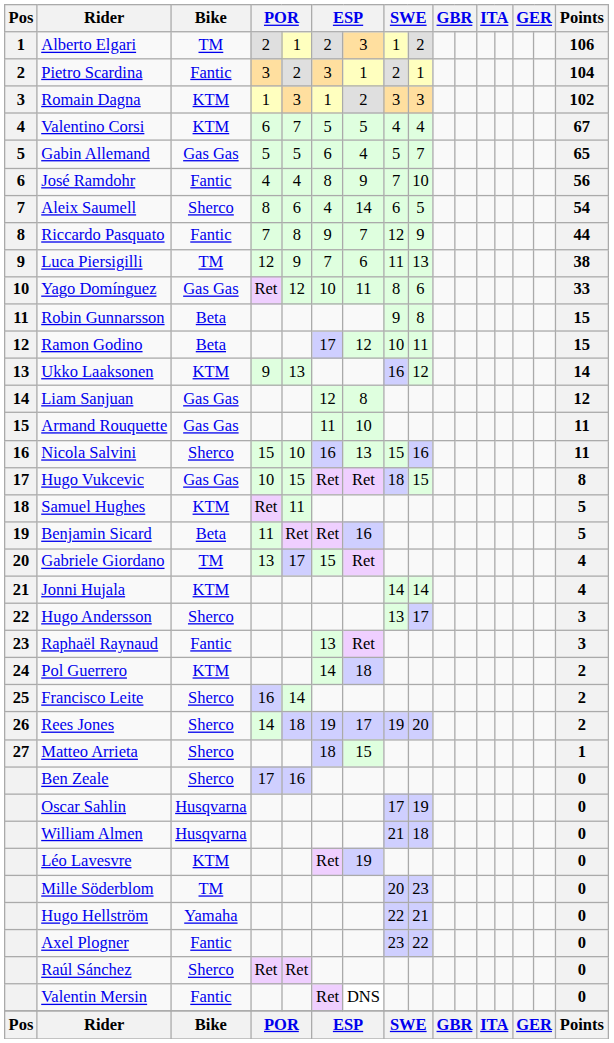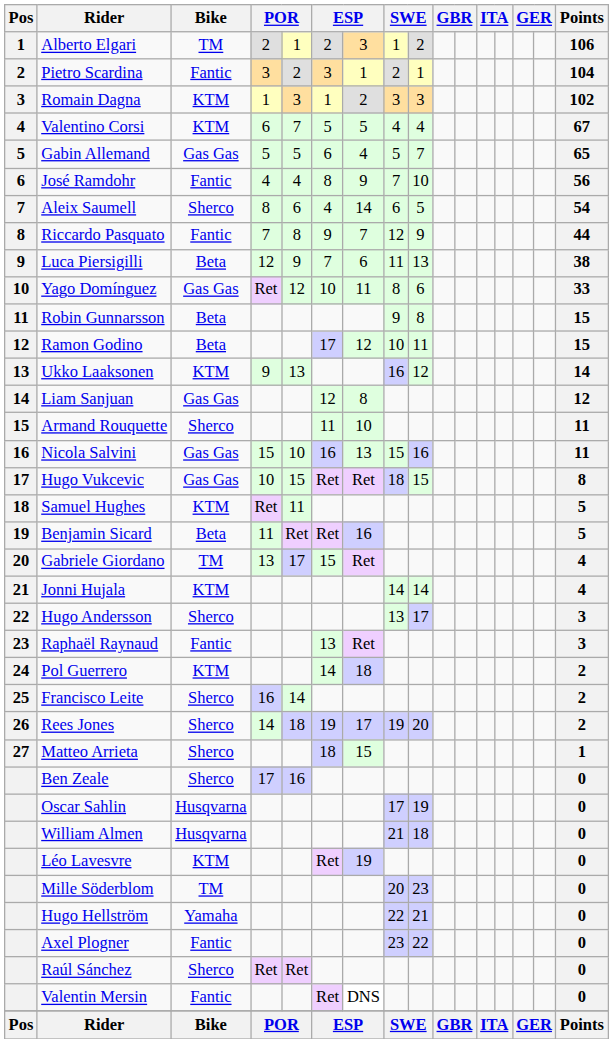(211, 262) TM -> (211, 262) Beta
(211, 426) Gas Gas -> (211, 426) Sherco
(211, 453) Sherco -> (211, 453) Gas Gas
